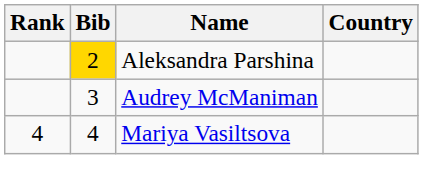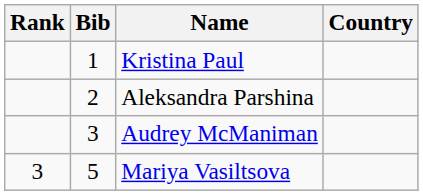+ row: (183, 60)
(93, 60) gold background -> (93, 97) no background
(37, 134) 4 -> (37, 171) 3
(93, 134) 4 -> (93, 171) 5
